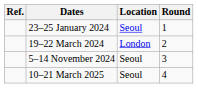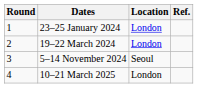columns swapped: (176, 12) <-> (15, 12)
(131, 28) Seoul -> (146, 28) London
(131, 75) Seoul -> (146, 75) London
